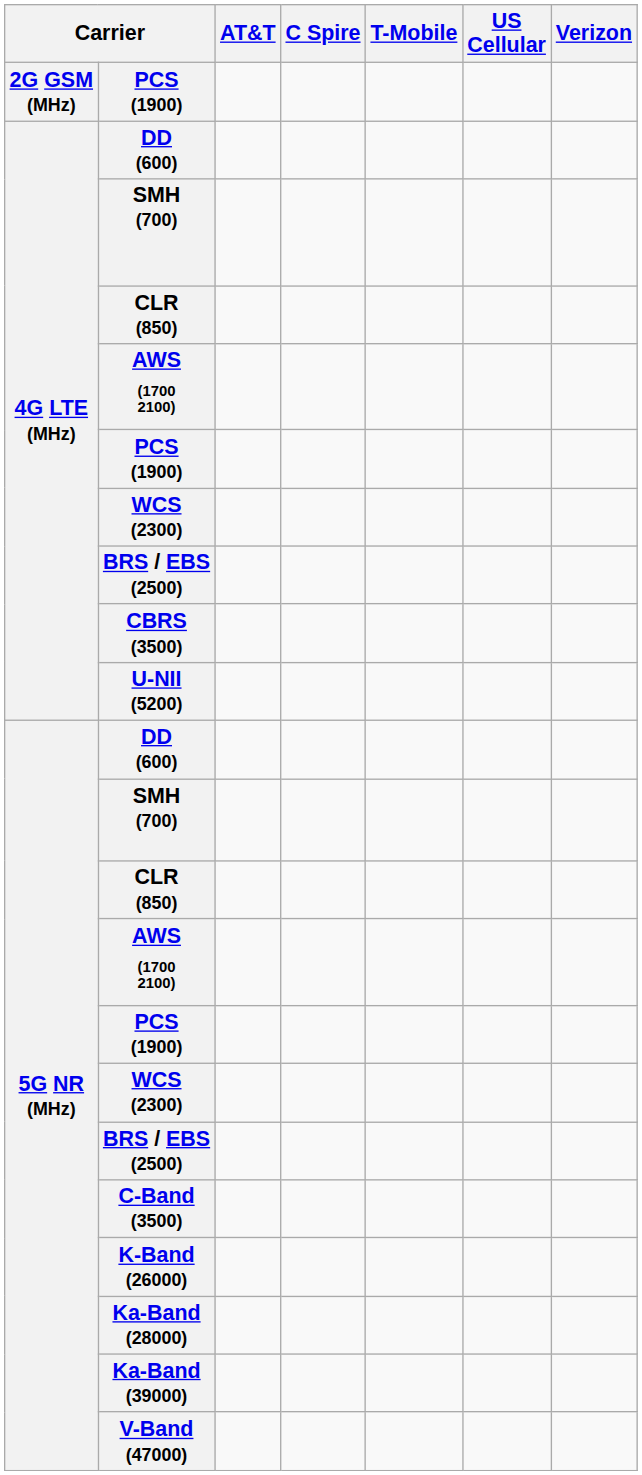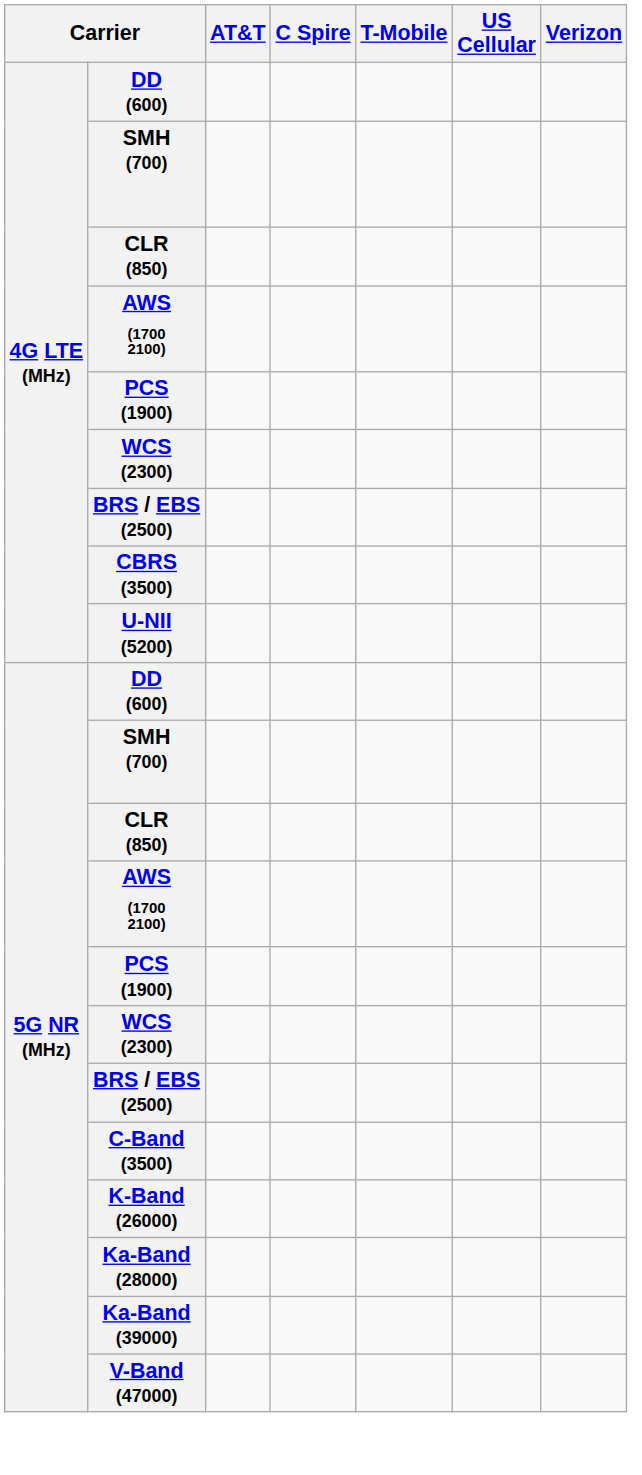- row: (51, 91)
